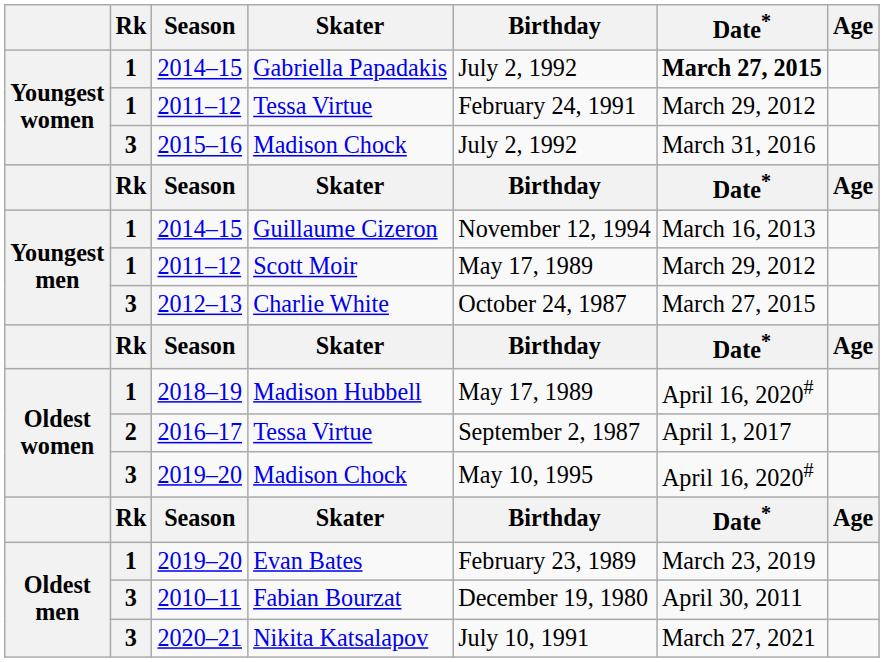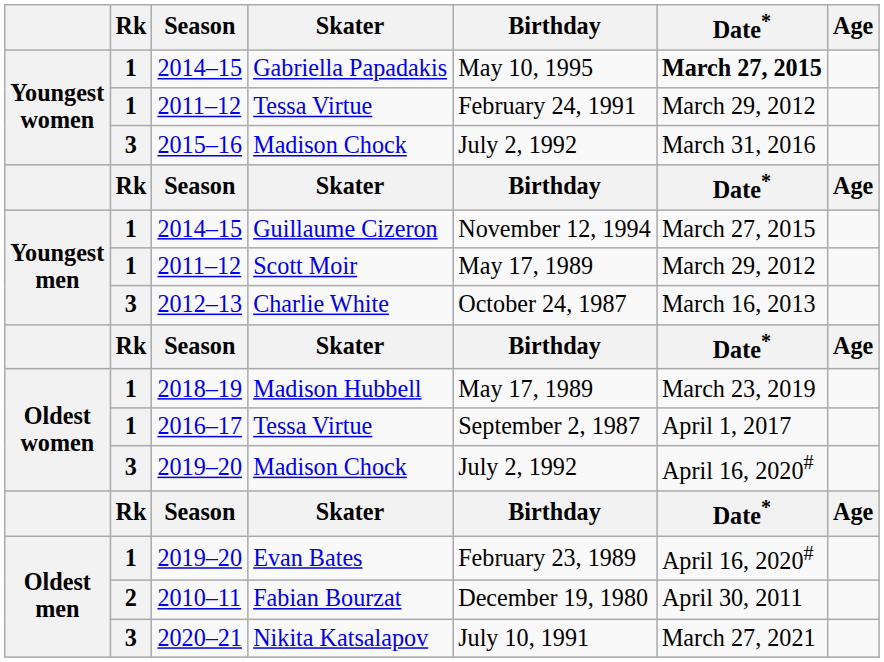(518, 68) July 2, 1992 -> (526, 68) May 10, 1995
(739, 228) March 16, 2013 -> (739, 228) March 27, 2015
(739, 304) March 27, 2015 -> (739, 304) March 16, 2013
(738, 391) April 16, 2020# -> (739, 388) March 23, 2019
(131, 432) 2 -> (131, 426) 1
(526, 474) May 10, 1995 -> (518, 467) July 2, 1992
(739, 560) March 23, 2019 -> (738, 557) April 16, 2020#
(131, 599) 3 -> (131, 599) 2
